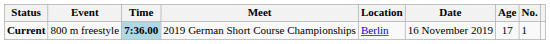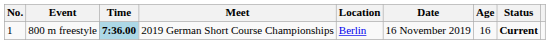columns swapped: (530, 13) <-> (26, 13)
(507, 30) 17 -> (485, 30) 16
